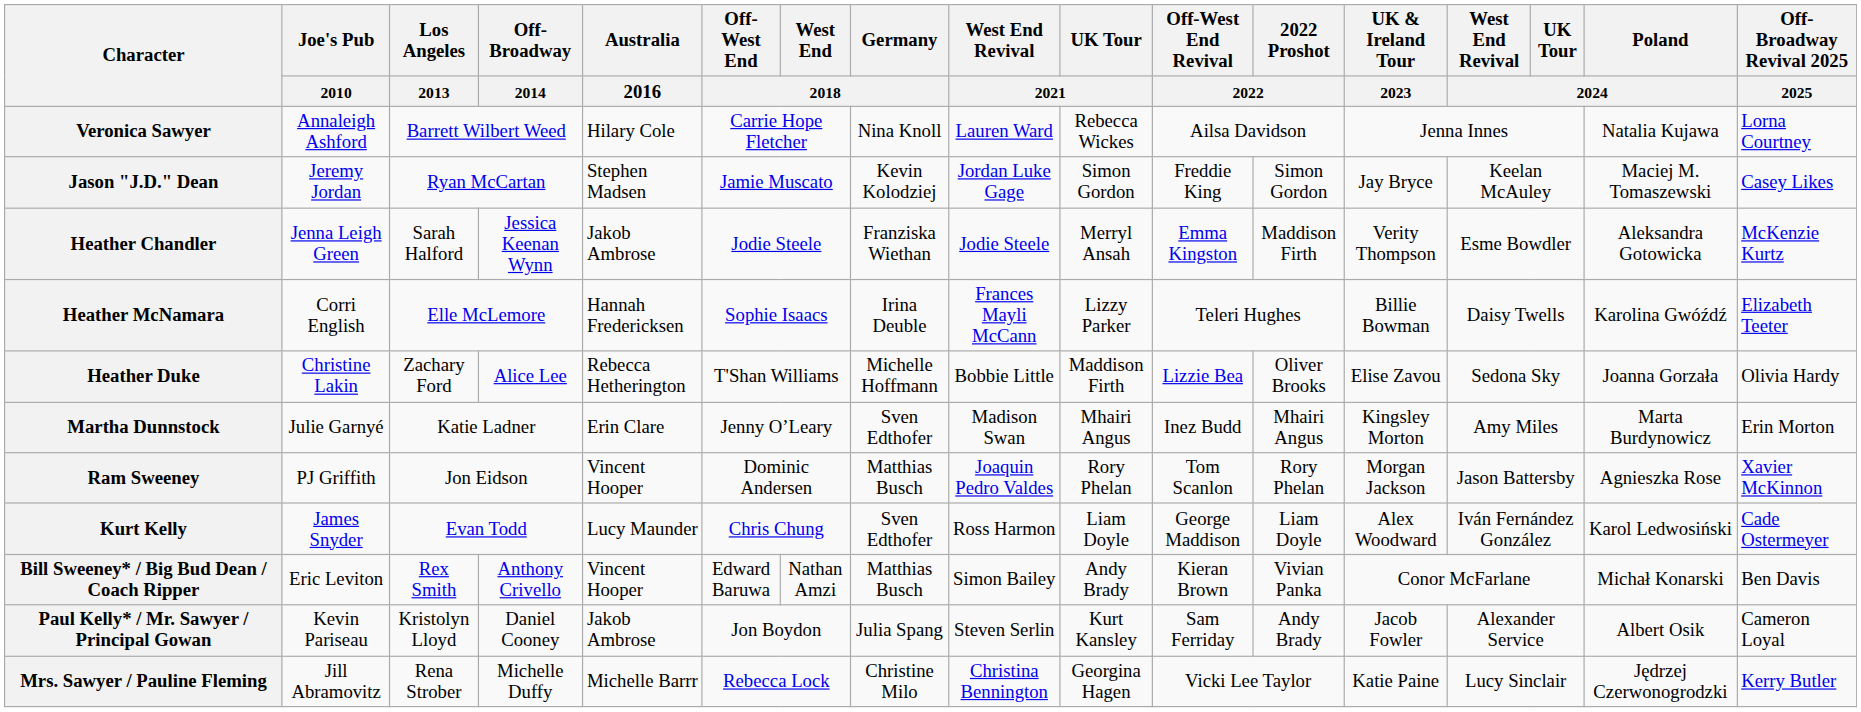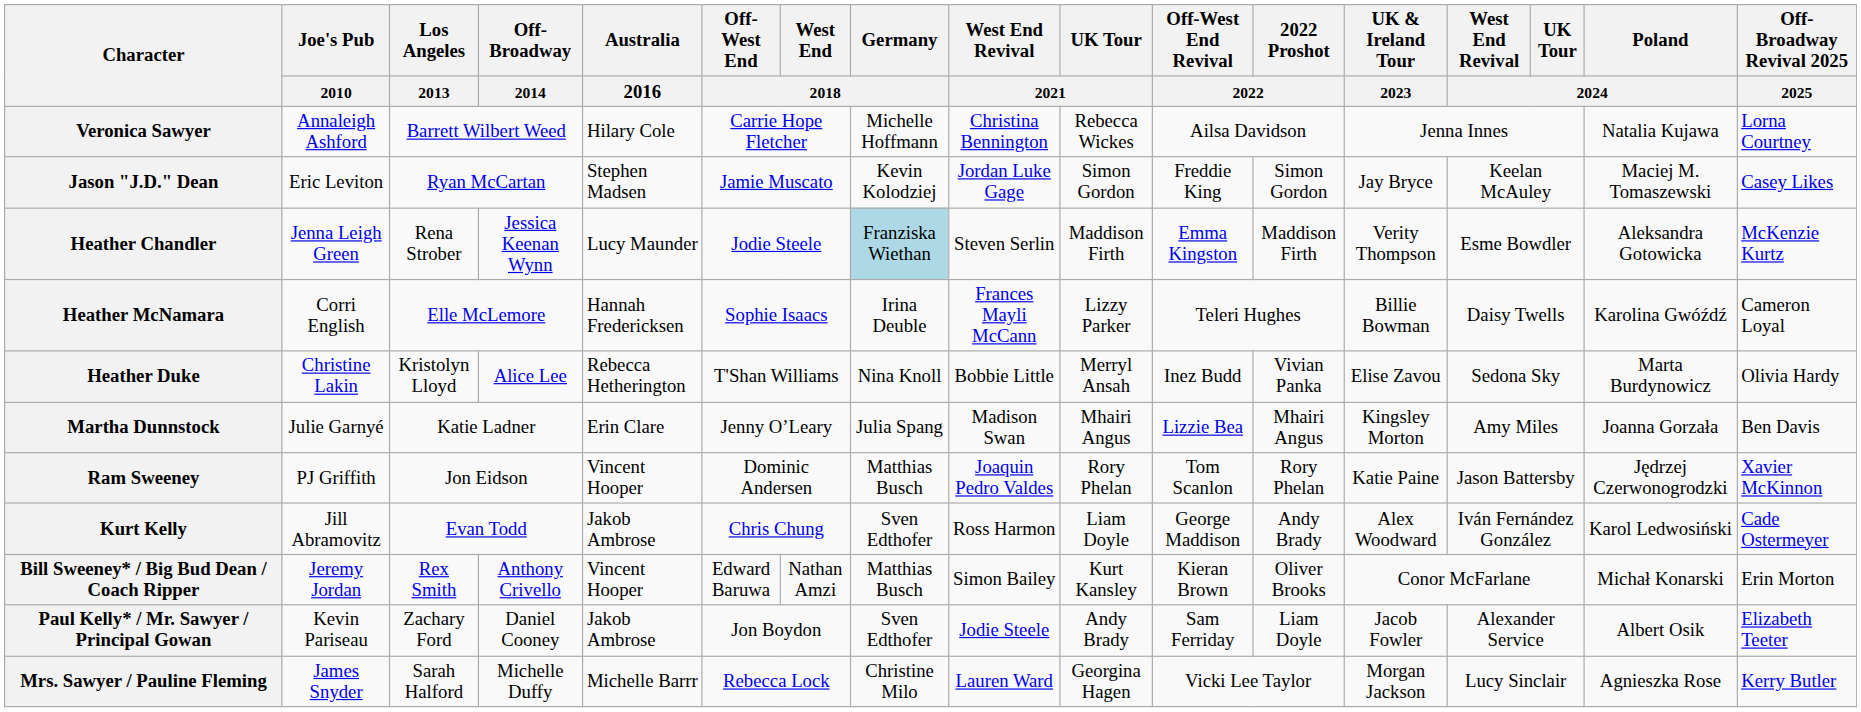(899, 131) Nina Knoll -> (900, 131) Michelle Hoffmann
(1004, 131) Lauren Ward -> (1004, 131) Christina Bennington
(336, 182) Jeremy Jordan -> (336, 182) Eric Leviton
(434, 243) Sarah Halford -> (434, 243) Rena Strober
(621, 243) Jakob Ambrose -> (642, 243) Lucy Maunder
(899, 243) no background -> (899, 243) lightblue background
(1004, 243) Jodie Steele -> (1004, 243) Steven Serlin
(1106, 243) Merryl Ansah -> (1106, 243) Maddison Firth
(1777, 315) Elizabeth Teeter -> (1776, 315) Cameron Loyal
(434, 376) Zachary Ford -> (434, 376) Kristolyn Lloyd
(900, 376) Michelle Hoffmann -> (899, 376) Nina Knoll
(1106, 376) Maddison Firth -> (1106, 376) Merryl Ansah
(1203, 376) Lizzie Bea -> (1203, 376) Inez Budd
(1299, 376) Oliver Brooks -> (1299, 376) Vivian Panka
(1660, 376) Joanna Gorzała -> (1660, 376) Marta Burdynowicz
(899, 427) Sven Edthofer -> (900, 427) Julia Spang
(1203, 427) Inez Budd -> (1203, 427) Lizzie Bea
(1660, 427) Marta Burdynowicz -> (1660, 427) Joanna Gorzała
(1788, 427) Erin Morton -> (1780, 427) Ben Davis
(1396, 477) Morgan Jackson -> (1396, 477) Katie Paine
(1660, 477) Agnieszka Rose -> (1660, 477) Jędrzej Czerwonogrodzki
(336, 528) James Snyder -> (336, 528) Jill Abramovitz
(642, 528) Lucy Maunder -> (621, 528) Jakob Ambrose
(1299, 528) Liam Doyle -> (1299, 528) Andy Brady
(336, 579) Eric Leviton -> (336, 579) Jeremy Jordan
(1106, 579) Andy Brady -> (1106, 579) Kurt Kansley
(1299, 579) Vivian Panka -> (1299, 579) Oliver Brooks
(1780, 579) Ben Davis -> (1788, 579) Erin Morton
(434, 630) Kristolyn Lloyd -> (434, 630) Zachary Ford
(900, 630) Julia Spang -> (899, 630) Sven Edthofer
(1004, 630) Steven Serlin -> (1004, 630) Jodie Steele
(1106, 630) Kurt Kansley -> (1106, 630) Andy Brady
(1299, 630) Andy Brady -> (1299, 630) Liam Doyle
(1776, 630) Cameron Loyal -> (1777, 630) Elizabeth Teeter
(336, 680) Jill Abramovitz -> (336, 680) James Snyder
(434, 680) Rena Strober -> (434, 680) Sarah Halford
(1004, 680) Christina Bennington -> (1004, 680) Lauren Ward
(1396, 680) Katie Paine -> (1396, 680) Morgan Jackson
(1660, 680) Jędrzej Czerwonogrodzki -> (1660, 680) Agnieszka Rose
